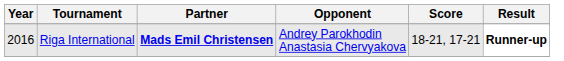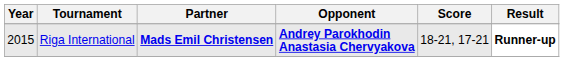(21, 40) 2016 -> (21, 40) 2015
(342, 40) normal -> (347, 40) bold
